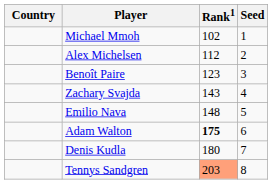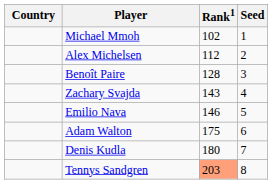(211, 74) 123 -> (211, 74) 128
(211, 112) 148 -> (211, 112) 146
(211, 131) bold -> (211, 131) normal
